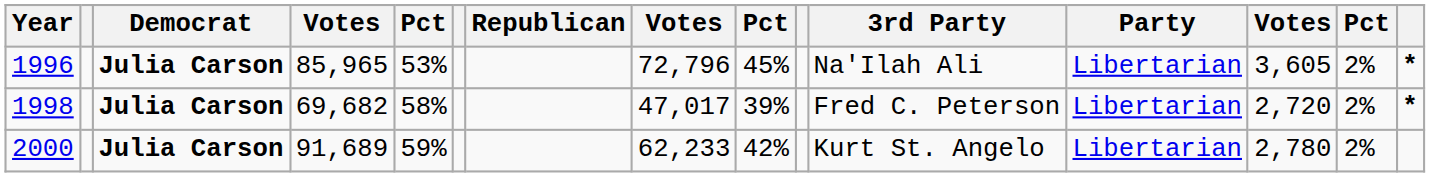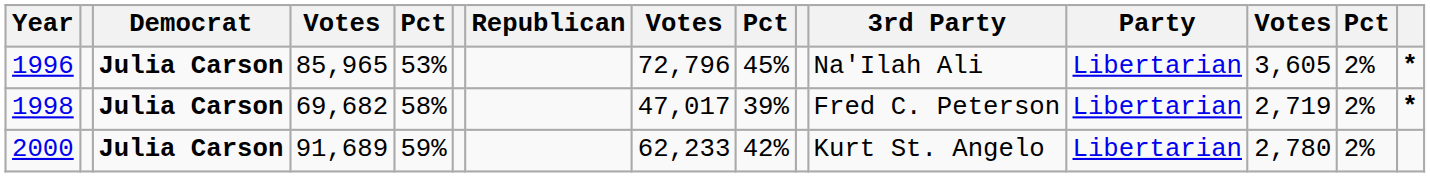(1293, 109) 2,720 -> (1293, 109) 2,719
